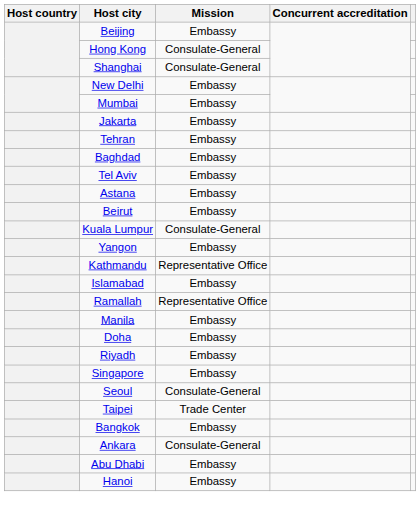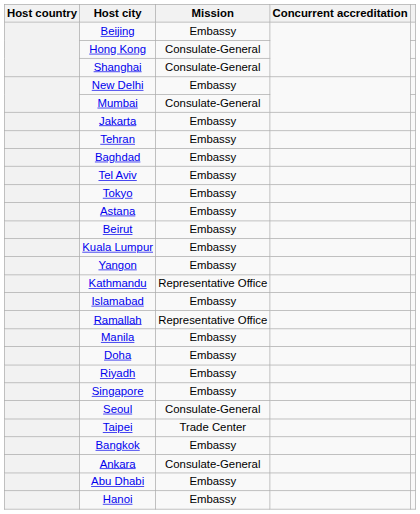(213, 103) Embassy -> (213, 103) Consulate-General
+ row: (118, 193)
(213, 229) Consulate-General -> (213, 247) Embassy
